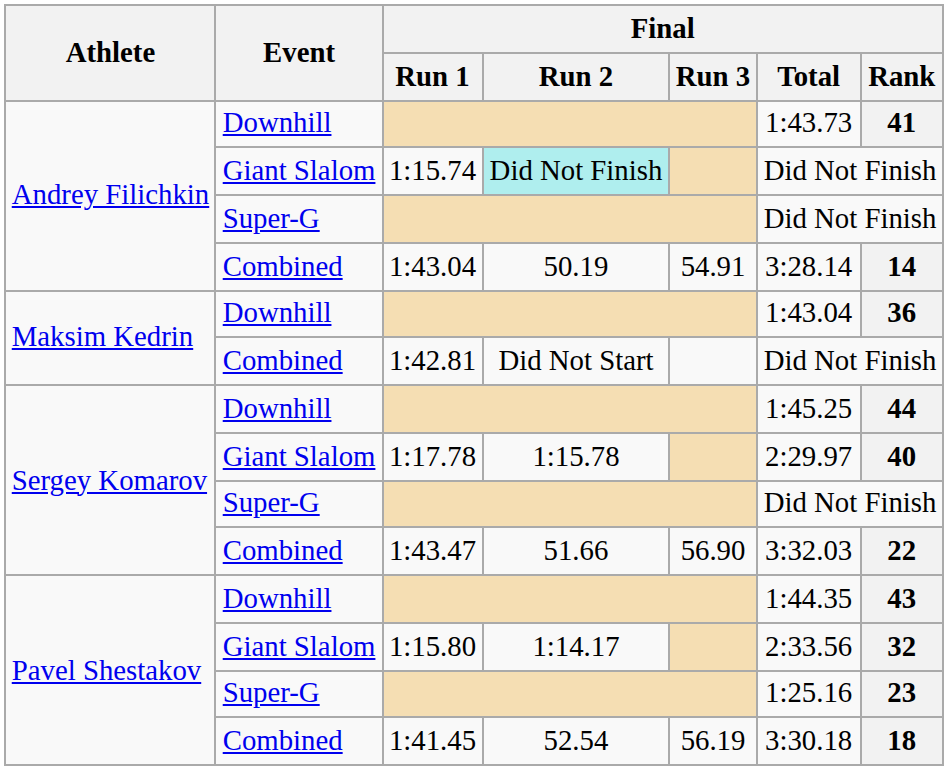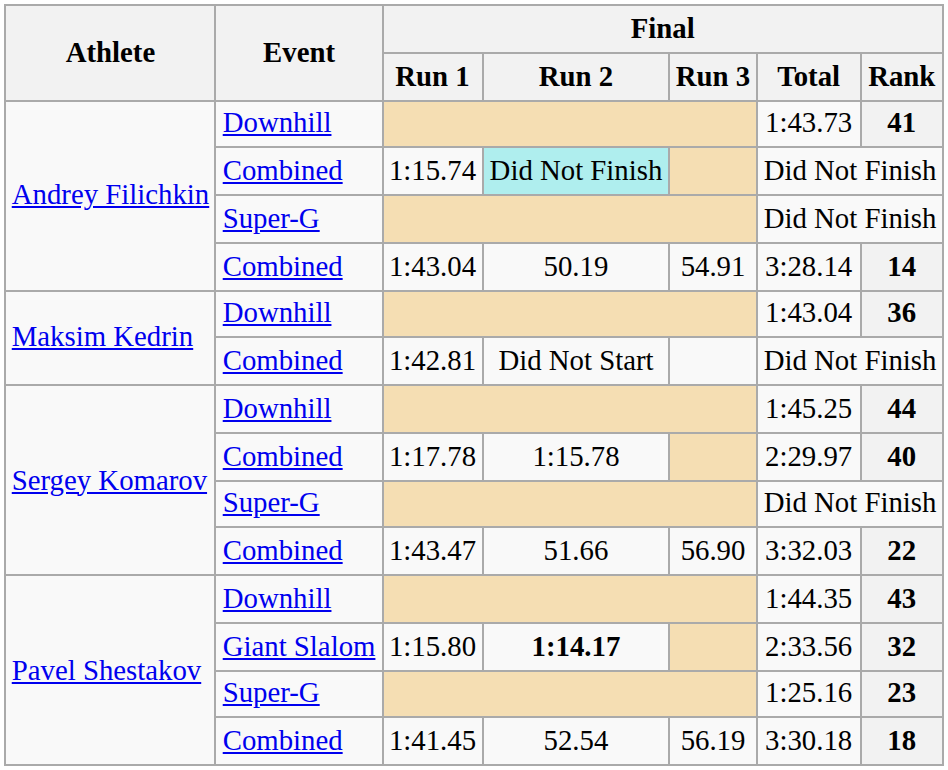(299, 171) Giant Slalom -> (283, 171) Combined
(299, 456) Giant Slalom -> (283, 456) Combined
(576, 646) normal -> (576, 646) bold
